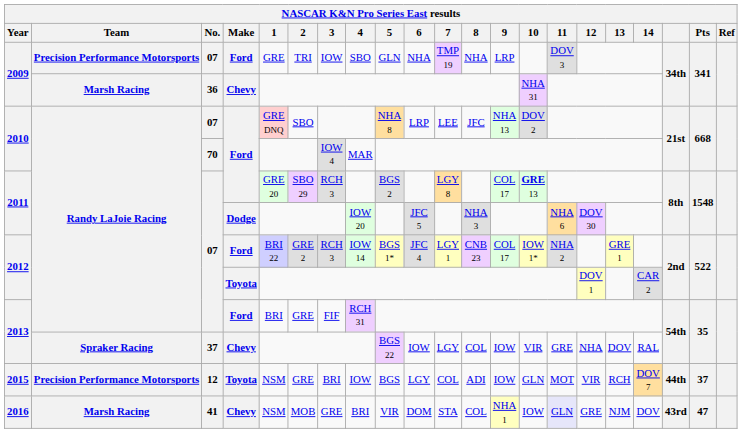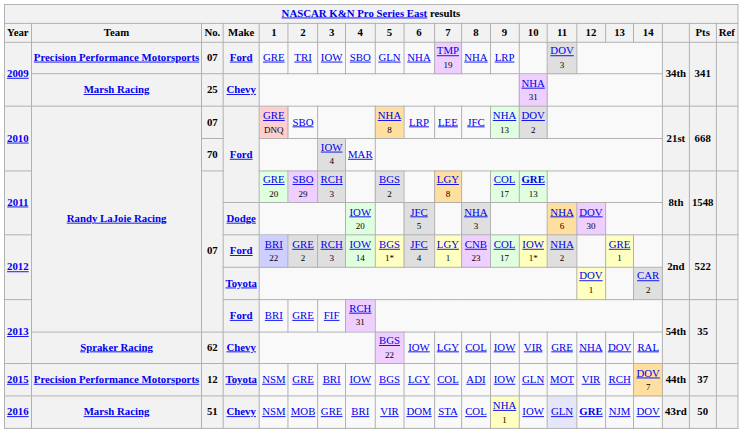(212, 90) 36 -> (212, 90) 25
(212, 347) 37 -> (212, 347) 62
(212, 412) 41 -> (212, 412) 51
(591, 412) normal -> (591, 412) bold
(703, 412) 47 -> (703, 412) 50
